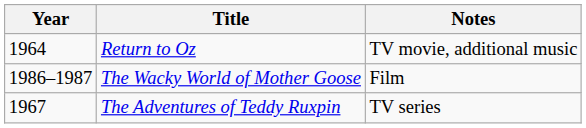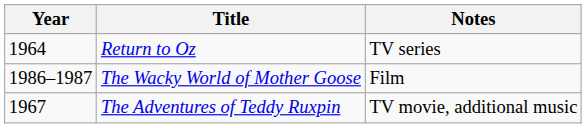(473, 48) TV movie, additional music -> (405, 48) TV series
(405, 107) TV series -> (473, 107) TV movie, additional music
